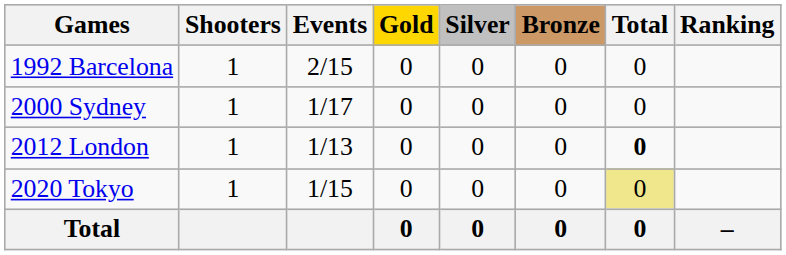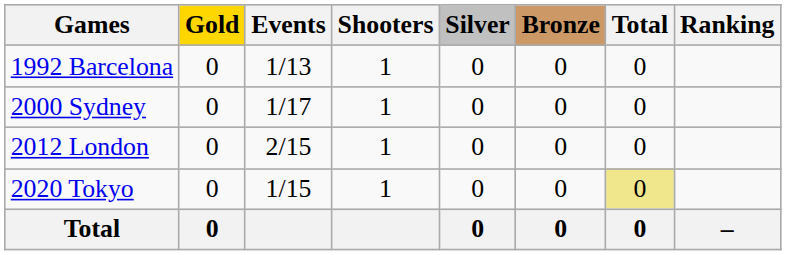columns swapped: (233, 24) <-> (406, 24)
(330, 65) 2/15 -> (289, 65) 1/13
(330, 147) 1/13 -> (289, 147) 2/15
(640, 147) bold -> (640, 147) normal
